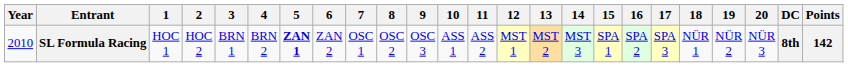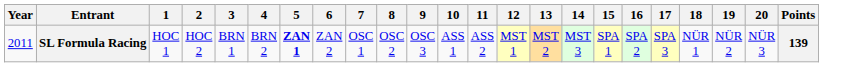- column: (790, 14)
(20, 43) 2010 -> (20, 43) 2011
(823, 43) 142 -> (798, 43) 139
